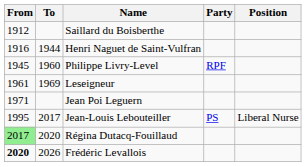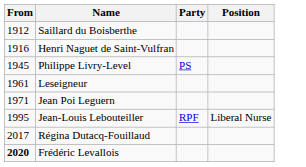- column: (49, 13)
(216, 65) RPF -> (185, 65) PS
(212, 118) PS -> (189, 118) RPF
(18, 135) lightgreen background -> (18, 135) no background
